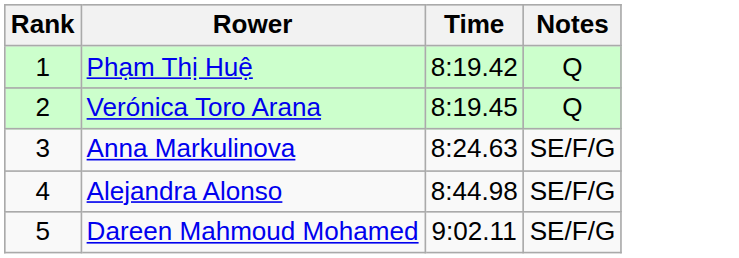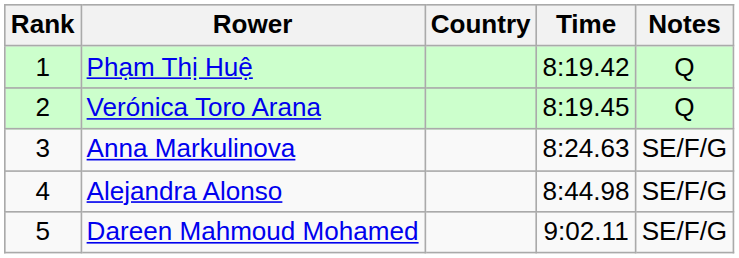+ column: (481, 25)
